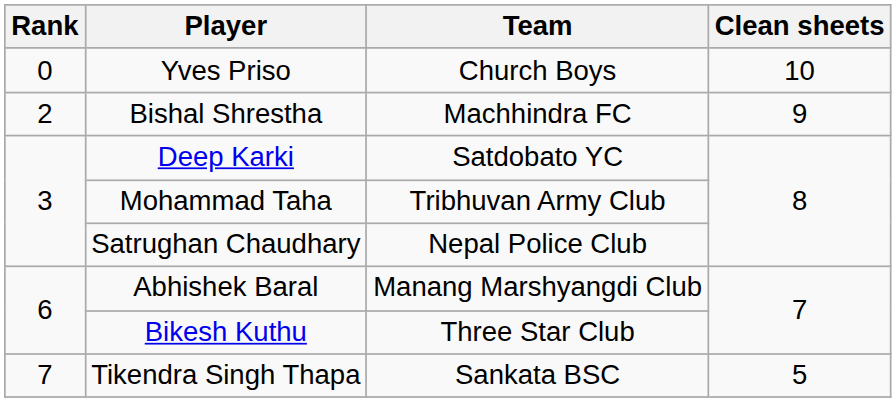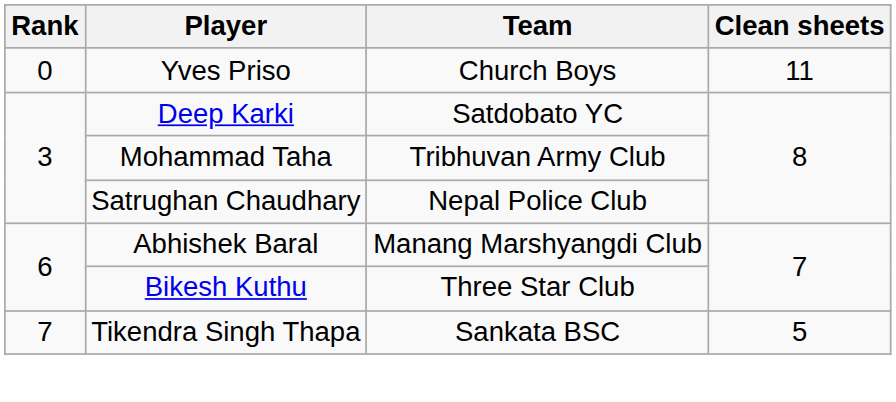(800, 69) 10 -> (800, 69) 11
- row: (226, 113)
